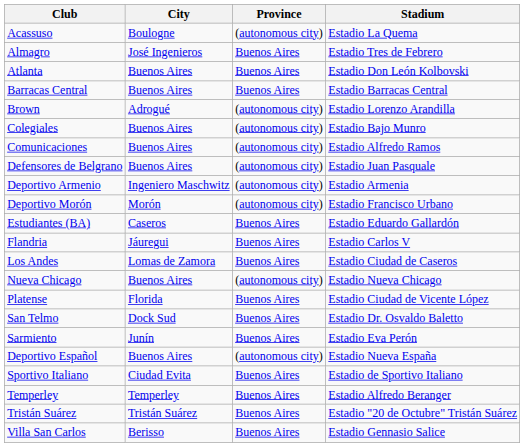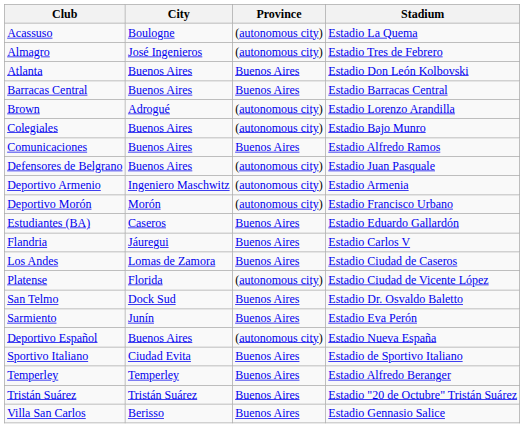(267, 52) Buenos Aires -> (279, 52) (autonomous city)
(279, 147) (autonomous city) -> (267, 147) Buenos Aires
- row: (44, 280)
(267, 299) Buenos Aires -> (279, 280) (autonomous city)
